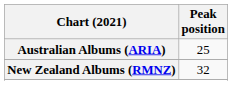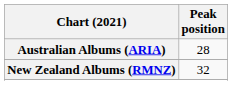(203, 49) 25 -> (203, 49) 28
